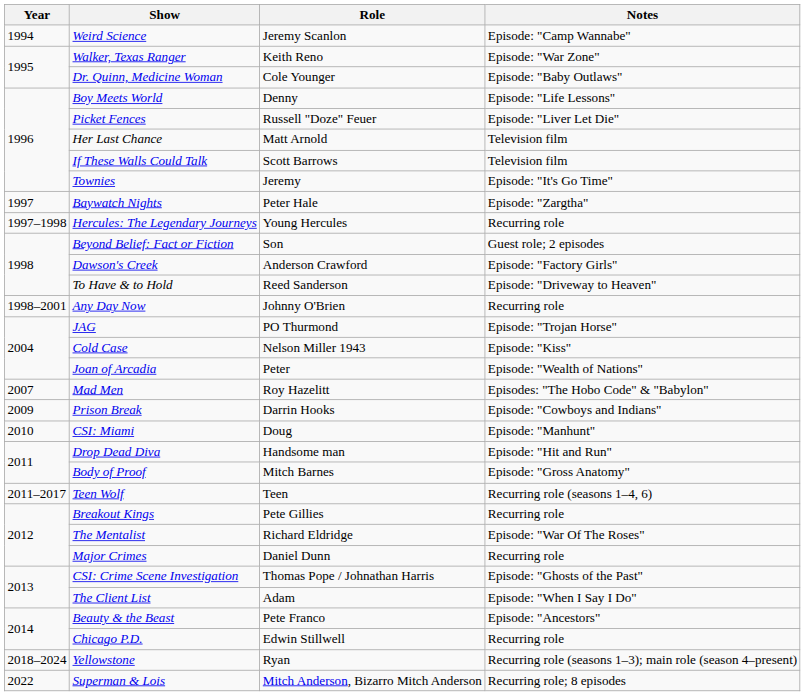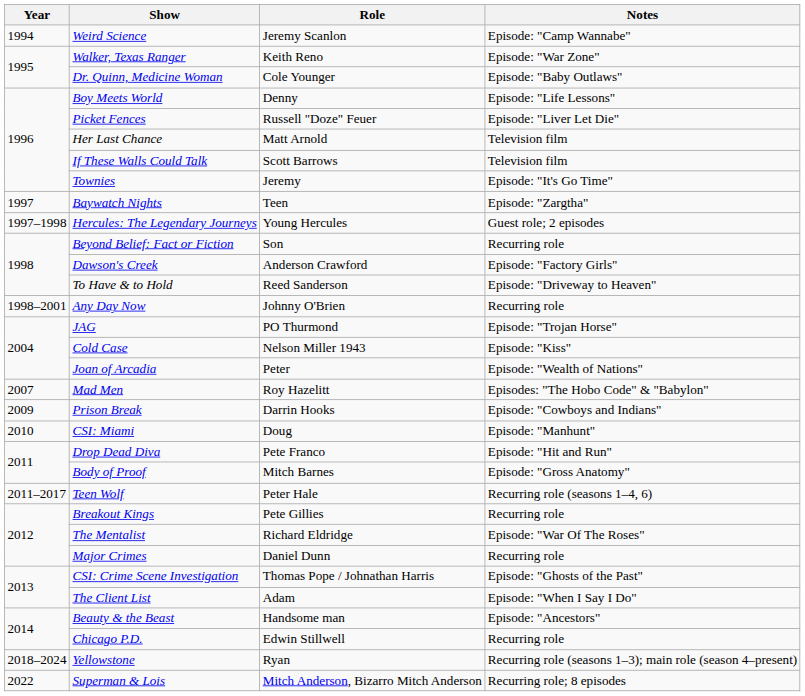(290, 202) Peter Hale -> (275, 202) Teen
(526, 222) Recurring role -> (546, 222) Guest role; 2 episodes
(546, 243) Guest role; 2 episodes -> (526, 243) Recurring role
(304, 451) Handsome man -> (294, 451) Pete Franco
(275, 493) Teen -> (290, 493) Peter Hale
(294, 618) Pete Franco -> (304, 618) Handsome man
